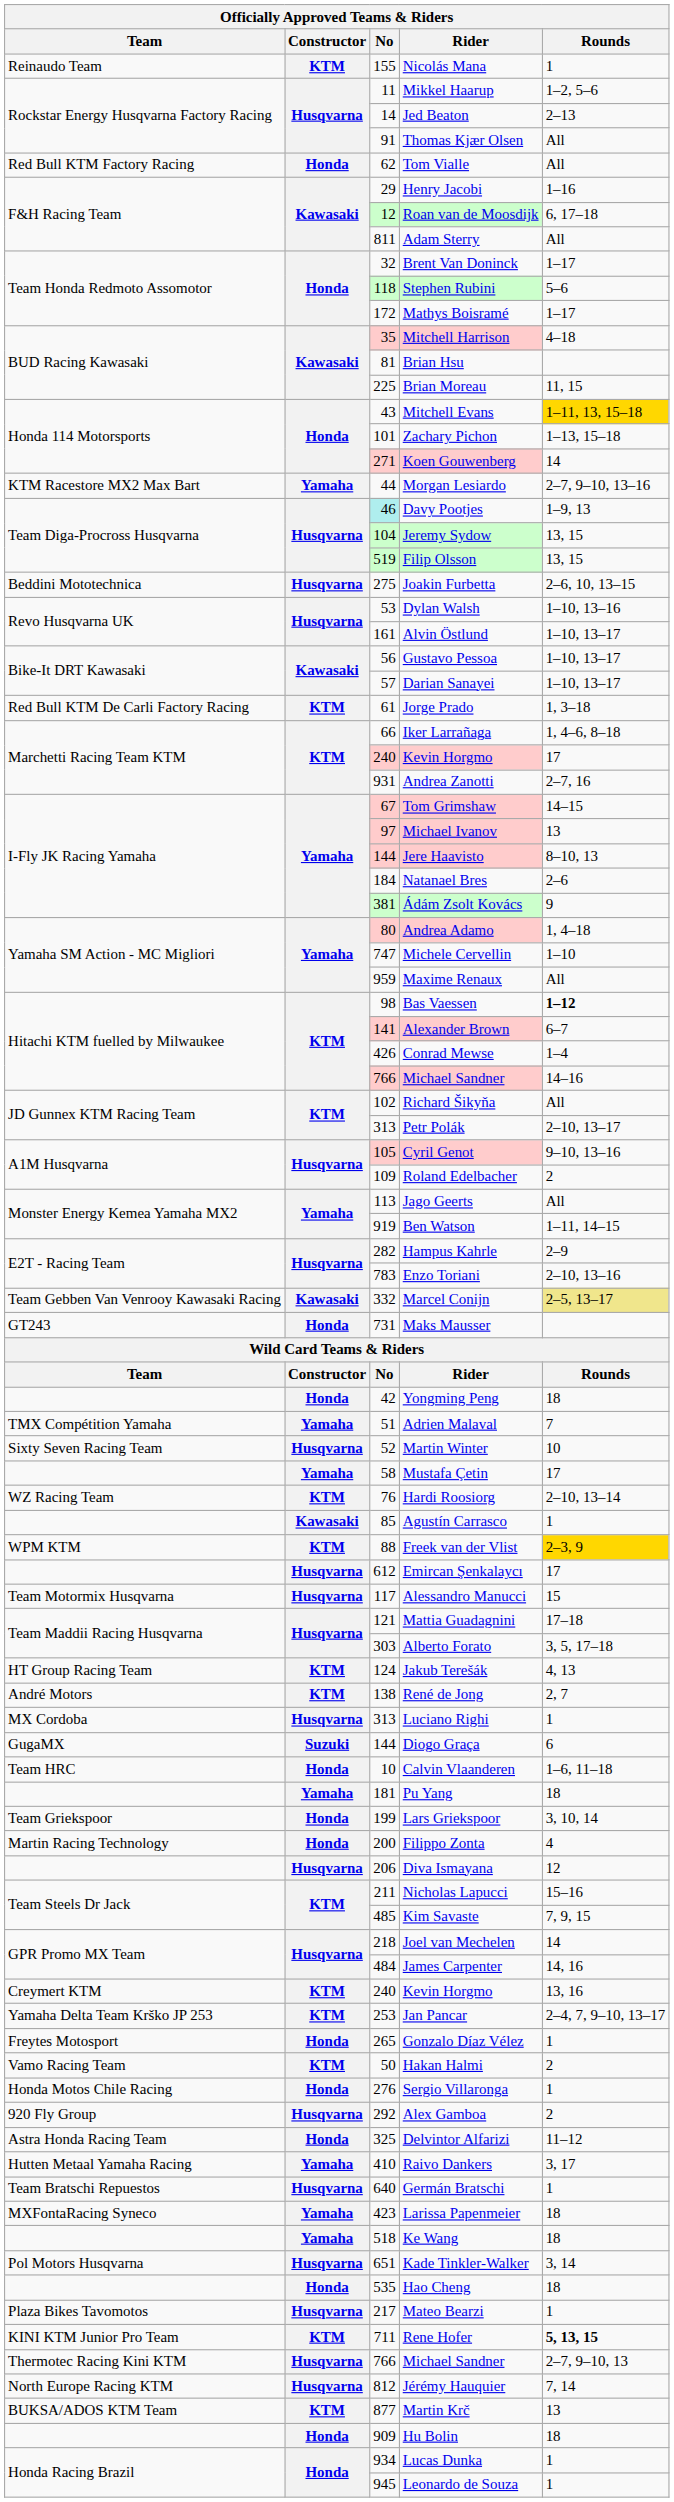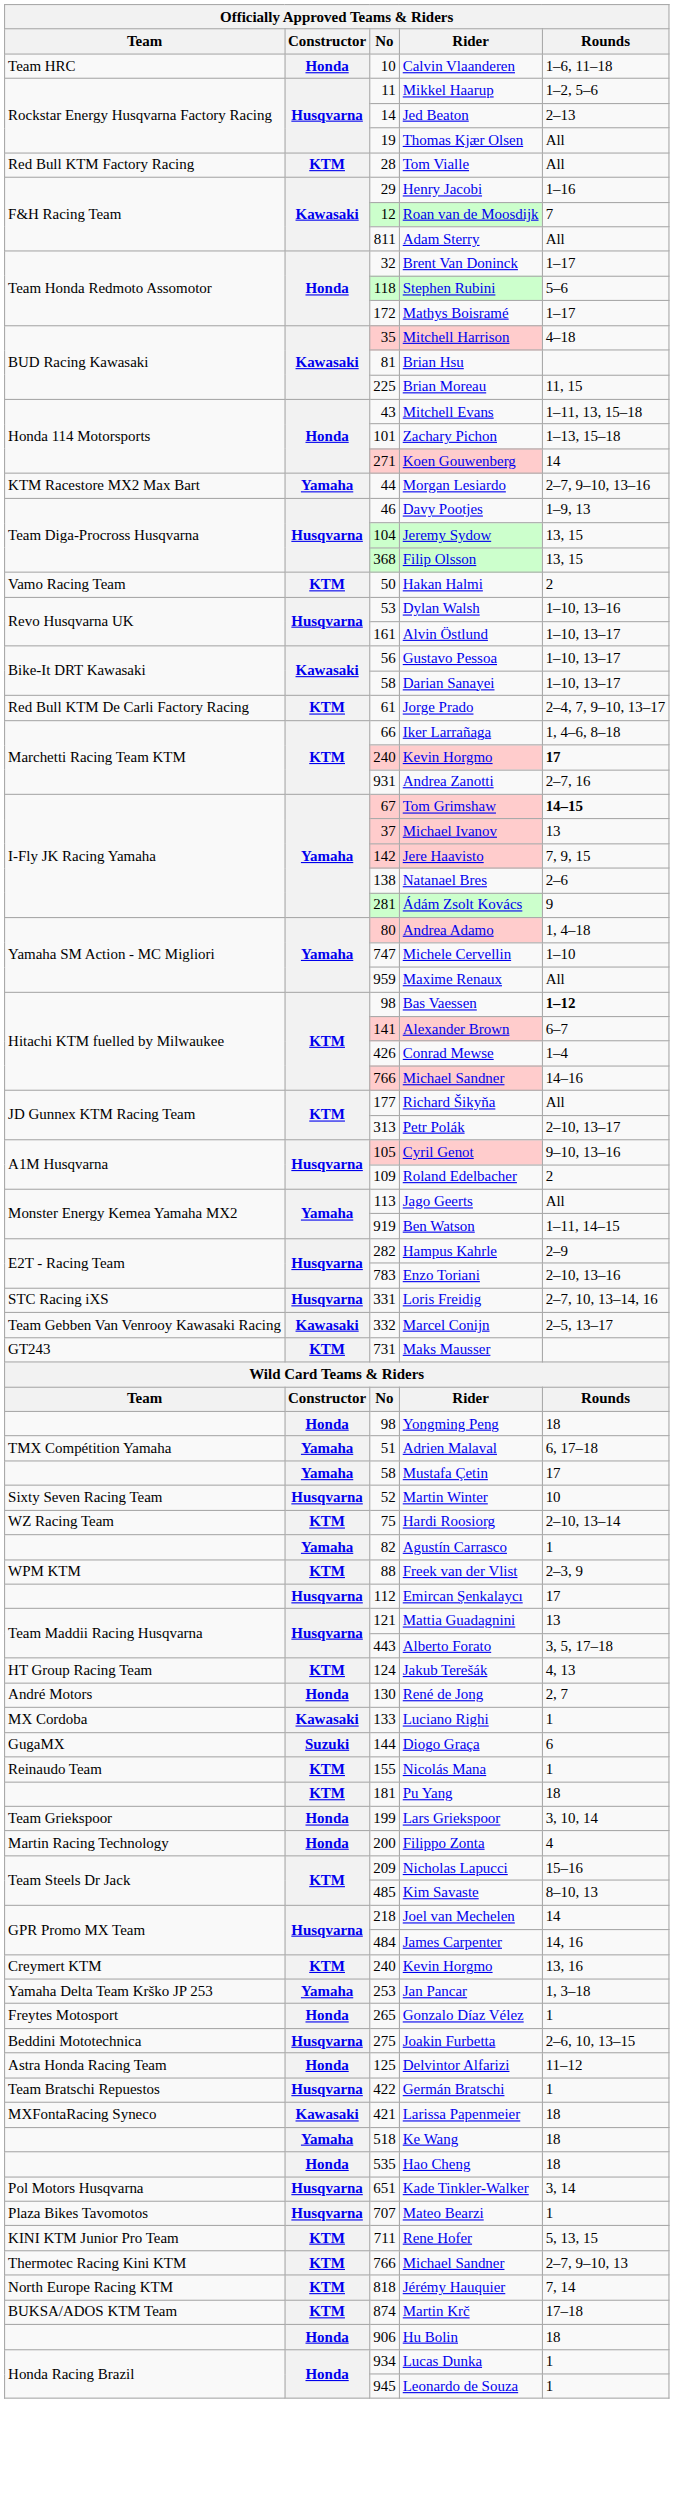rows swapped: (42, 1768) <-> (55, 65)
(388, 139) 91 -> (388, 139) 19
(327, 164) Honda -> (327, 164) KTM
(388, 164) 62 -> (388, 164) 28
(572, 213) 6, 17–18 -> (549, 213) 7
(594, 411) gold background -> (594, 411) no background
(388, 510) paleturquoise background -> (388, 510) no background
(384, 559) 519 -> (384, 559) 368
rows swapped: (67, 2064) <-> (75, 584)
(388, 682) 57 -> (388, 682) 58
(568, 707) 1, 3–18 -> (605, 707) 2–4, 7, 9–10, 13–17
(553, 756) normal -> (553, 756) bold
(564, 806) normal -> (564, 806) bold
(388, 830) 97 -> (388, 830) 37
(384, 855) 144 -> (384, 855) 142
(572, 855) 8–10, 13 -> (568, 855) 7, 9, 15
(384, 880) 184 -> (384, 880) 138
(384, 904) 381 -> (384, 904) 281
(384, 1102) 102 -> (384, 1102) 177
+ row: (58, 1299)
(579, 1299) khaki background -> (579, 1324) no background
(327, 1324) Honda -> (327, 1349) KTM
(388, 1398) 42 -> (388, 1423) 98
(549, 1423) 7 -> (572, 1447) 6, 17–18
rows swapped: (85, 1447) <-> (145, 1473)
(388, 1497) 76 -> (388, 1521) 75
(327, 1521) Kawasaki -> (327, 1546) Yamaha
(388, 1521) 85 -> (388, 1546) 82
(564, 1546) gold background -> (564, 1571) no background
(384, 1571) 612 -> (385, 1596) 112
- row: (91, 1596)
(564, 1620) 17–18 -> (553, 1620) 13
(384, 1645) 303 -> (384, 1645) 443
(327, 1694) KTM -> (327, 1694) Honda
(384, 1694) 138 -> (384, 1694) 130
(327, 1719) Husqvarna -> (327, 1719) Kawasaki
(384, 1719) 313 -> (384, 1719) 133
(327, 1793) Yamaha -> (327, 1793) KTM
- row: (145, 1868)
(385, 1892) 211 -> (384, 1867) 209
(568, 1916) 7, 9, 15 -> (572, 1892) 8–10, 13
(327, 2015) KTM -> (327, 1990) Yamaha
(605, 2015) 2–4, 7, 9–10, 13–17 -> (568, 1990) 1, 3–18
- row: (90, 2089)
- row: (52, 2114)
(384, 2139) 325 -> (384, 2064) 125
- row: (100, 2163)
(384, 2188) 640 -> (384, 2089) 422
(327, 2213) Yamaha -> (327, 2114) Kawasaki
(384, 2213) 423 -> (384, 2114) 421
rows swapped: (145, 2287) <-> (76, 2262)
(384, 2311) 217 -> (384, 2213) 707
(572, 2336) bold -> (572, 2237) normal
(327, 2361) Husqvarna -> (327, 2262) KTM
(327, 2385) Husqvarna -> (327, 2287) KTM
(384, 2385) 812 -> (384, 2287) 818
(384, 2410) 877 -> (384, 2311) 874
(553, 2410) 13 -> (564, 2311) 17–18
(384, 2435) 909 -> (384, 2336) 906
